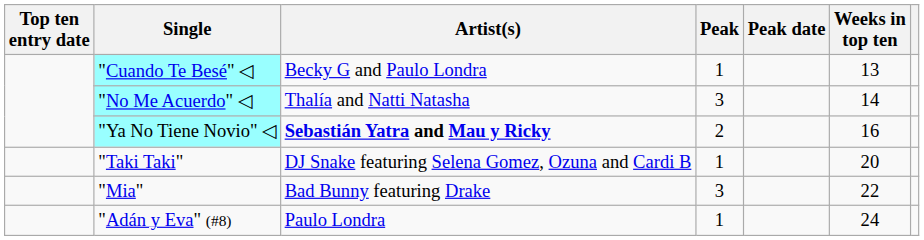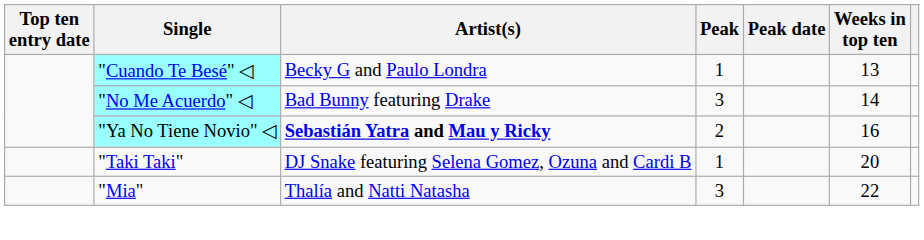(377, 100) Thalía and Natti Natasha -> (387, 100) Bad Bunny featuring Drake
(387, 190) Bad Bunny featuring Drake -> (377, 190) Thalía and Natti Natasha
- row: (165, 220)
